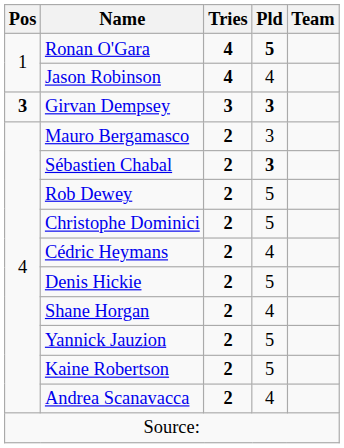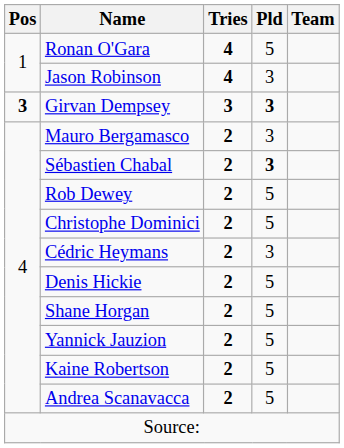(270, 48) bold -> (270, 48) normal
(270, 77) 4 -> (270, 77) 3
(270, 252) 4 -> (270, 252) 3
(270, 310) 4 -> (270, 310) 5
(270, 398) 4 -> (270, 398) 5
